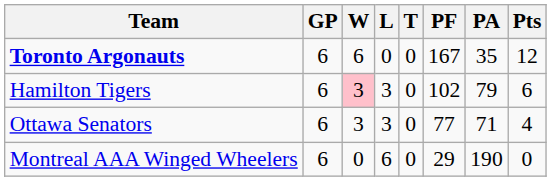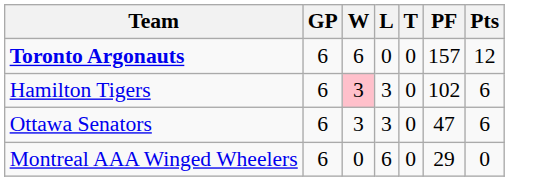- column: (486, 21)
(444, 55) 167 -> (444, 55) 157
(444, 124) 77 -> (444, 124) 47
(527, 124) 4 -> (485, 124) 6
